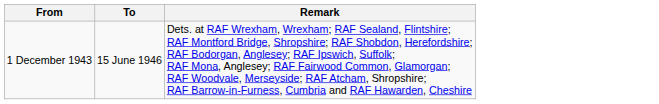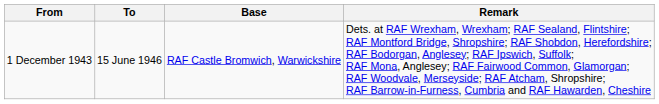+ column: (254, 13)
